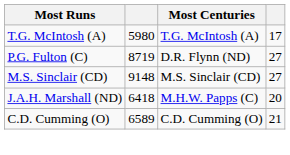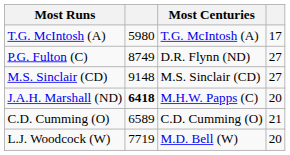(141, 56) 8719 -> (141, 56) 8749
(141, 98) normal -> (141, 98) bold
+ row: (59, 139)
